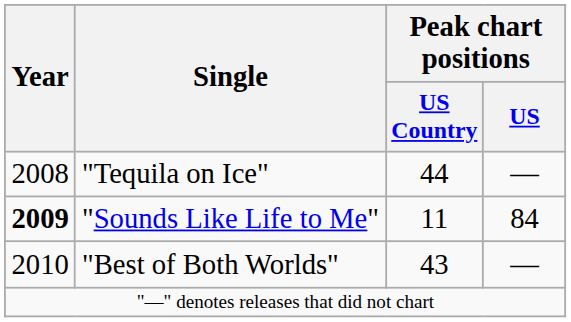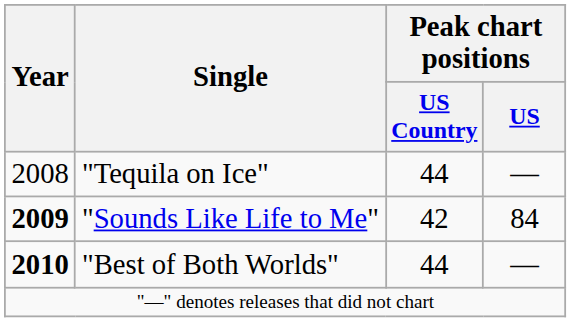(434, 218) 11 -> (434, 218) 42
(40, 264) normal -> (40, 264) bold
(434, 264) 43 -> (434, 264) 44
